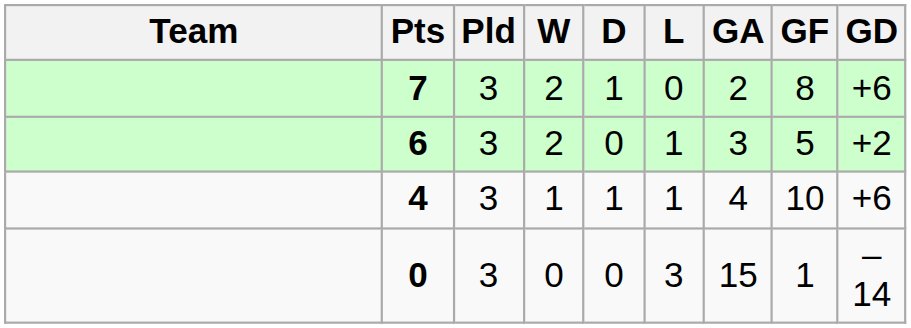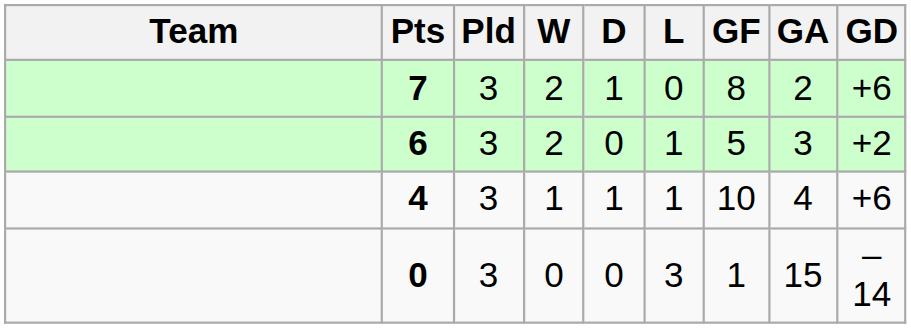columns swapped: (805, 32) <-> (738, 32)
